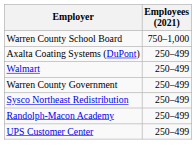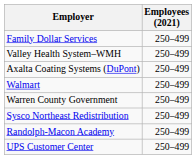- row: (64, 38)
+ row: (52, 38)
+ row: (64, 54)
